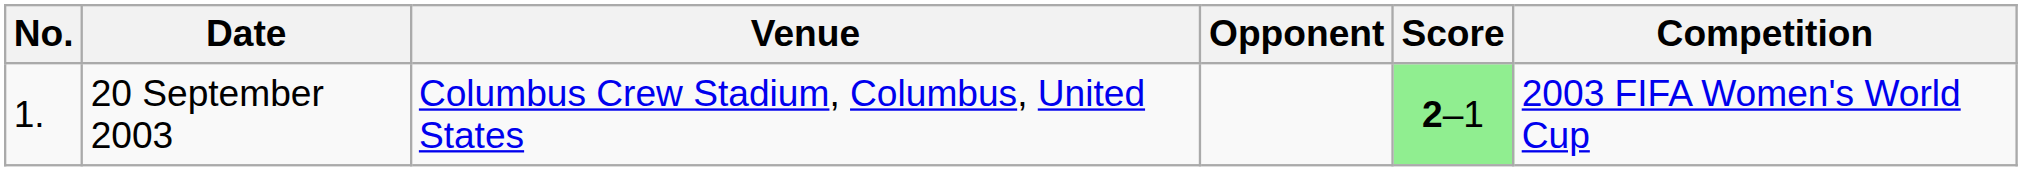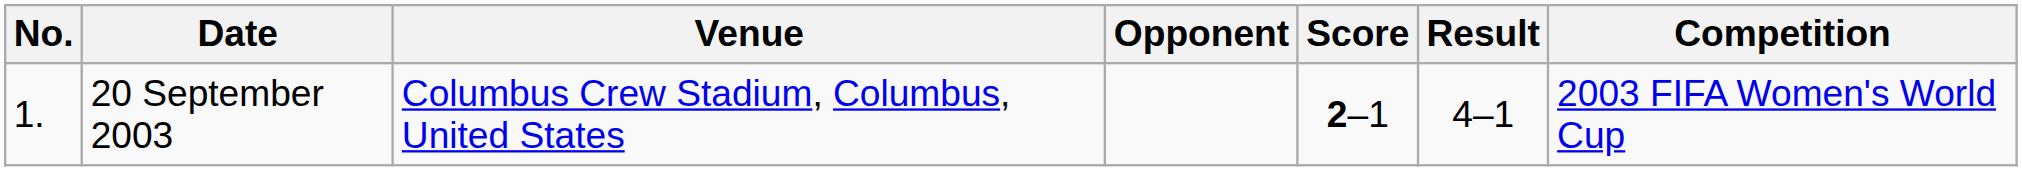+ column: (1483, 33)
(1453, 113) lightgreen background -> (1358, 113) no background
